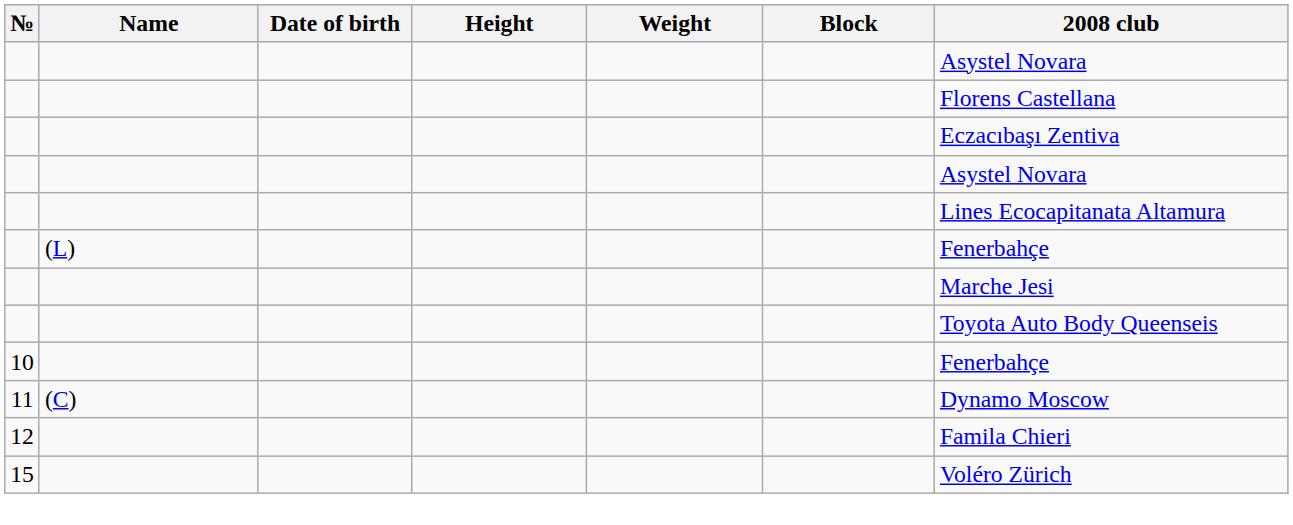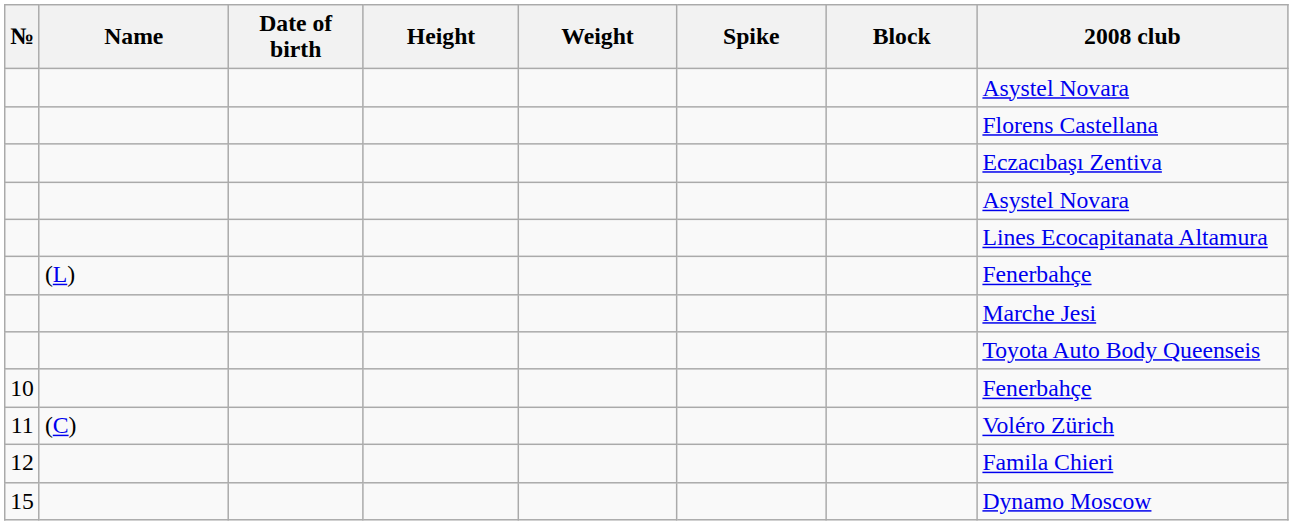+ column: (751, 36)
(1024, 398) Dynamo Moscow -> (1048, 425) Voléro Zürich
(1006, 473) Voléro Zürich -> (1067, 500) Dynamo Moscow
